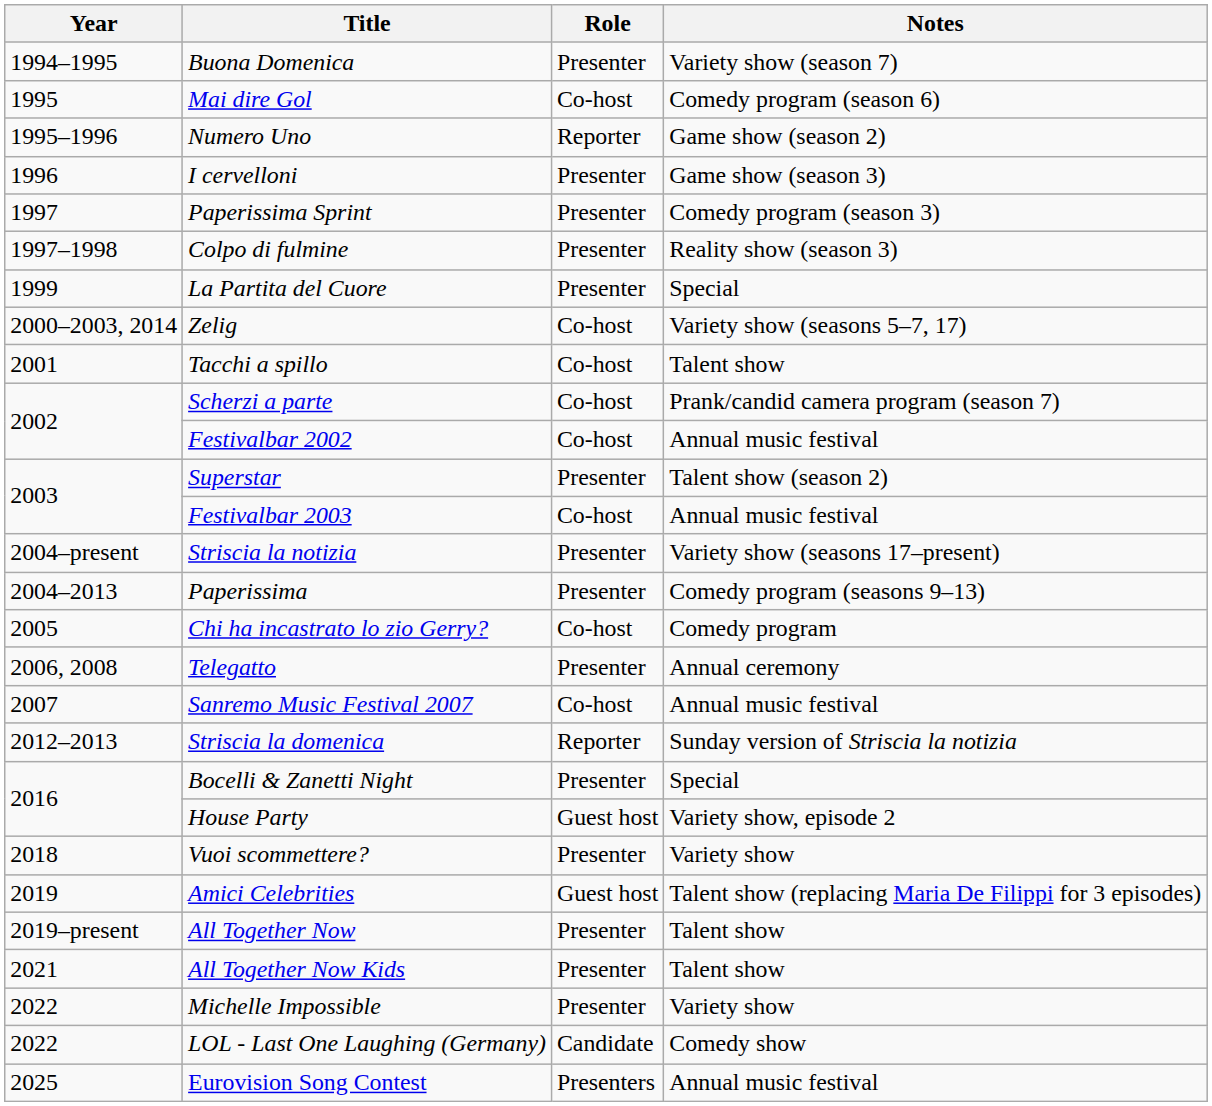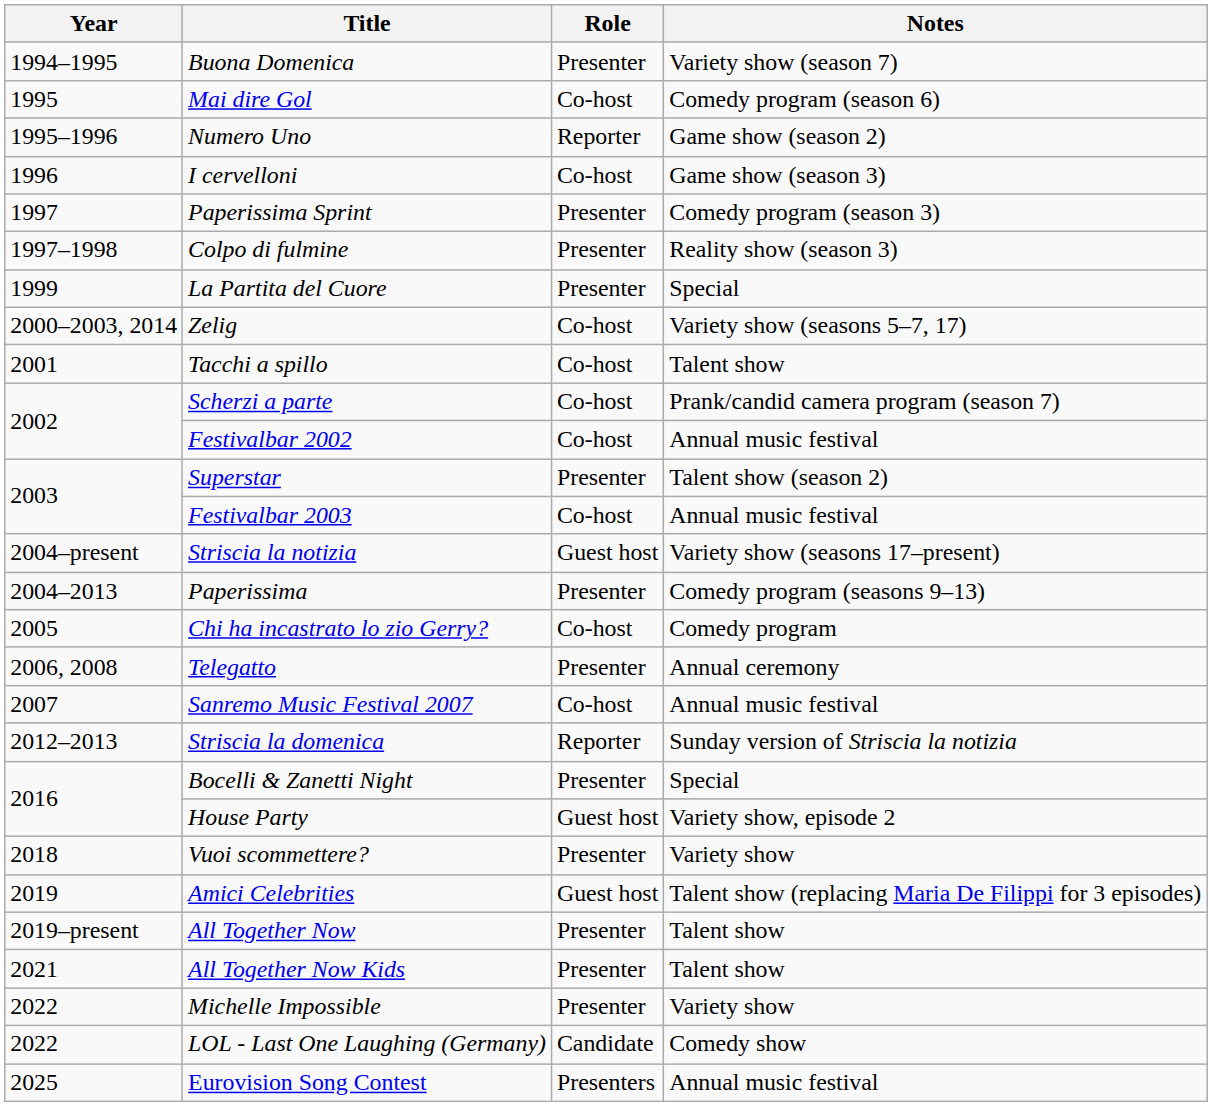(601, 174) Presenter -> (595, 174) Co-host
(601, 552) Presenter -> (608, 552) Guest host
